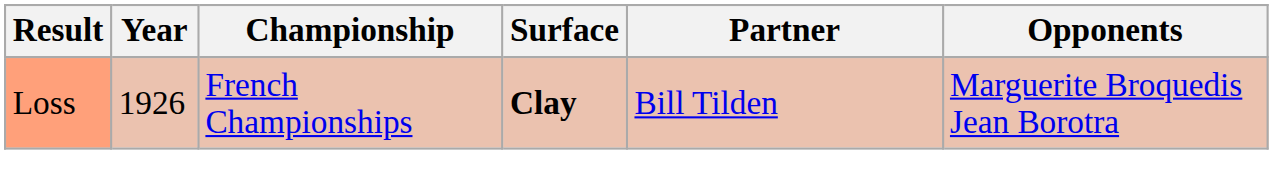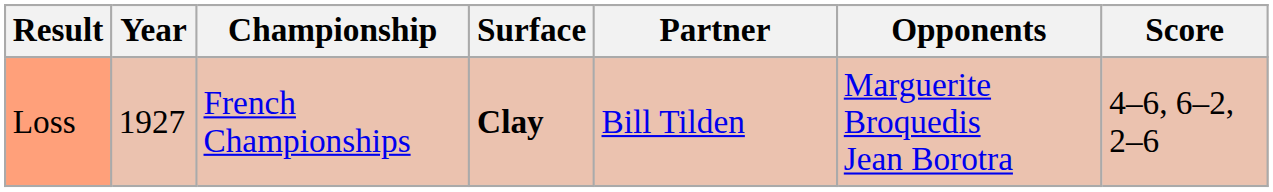+ column: (1185, 30)
(152, 102) 1926 -> (152, 121) 1927
